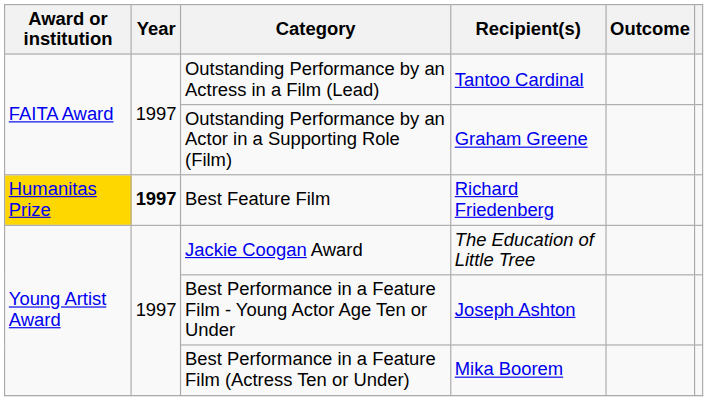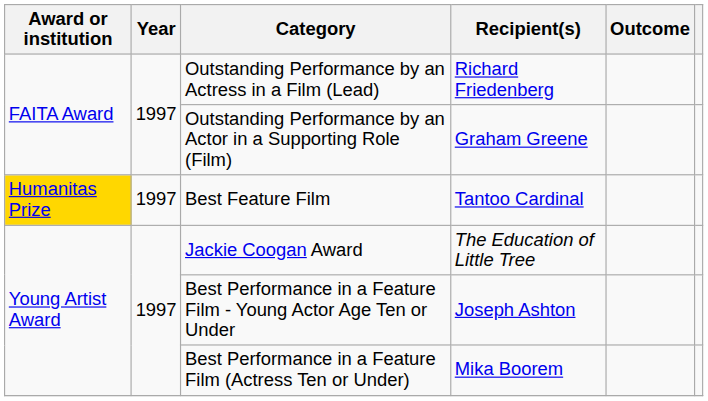(519, 79) Tantoo Cardinal -> (504, 79) Richard Friedenberg
(156, 199) bold -> (156, 199) normal
(504, 199) Richard Friedenberg -> (519, 199) Tantoo Cardinal
